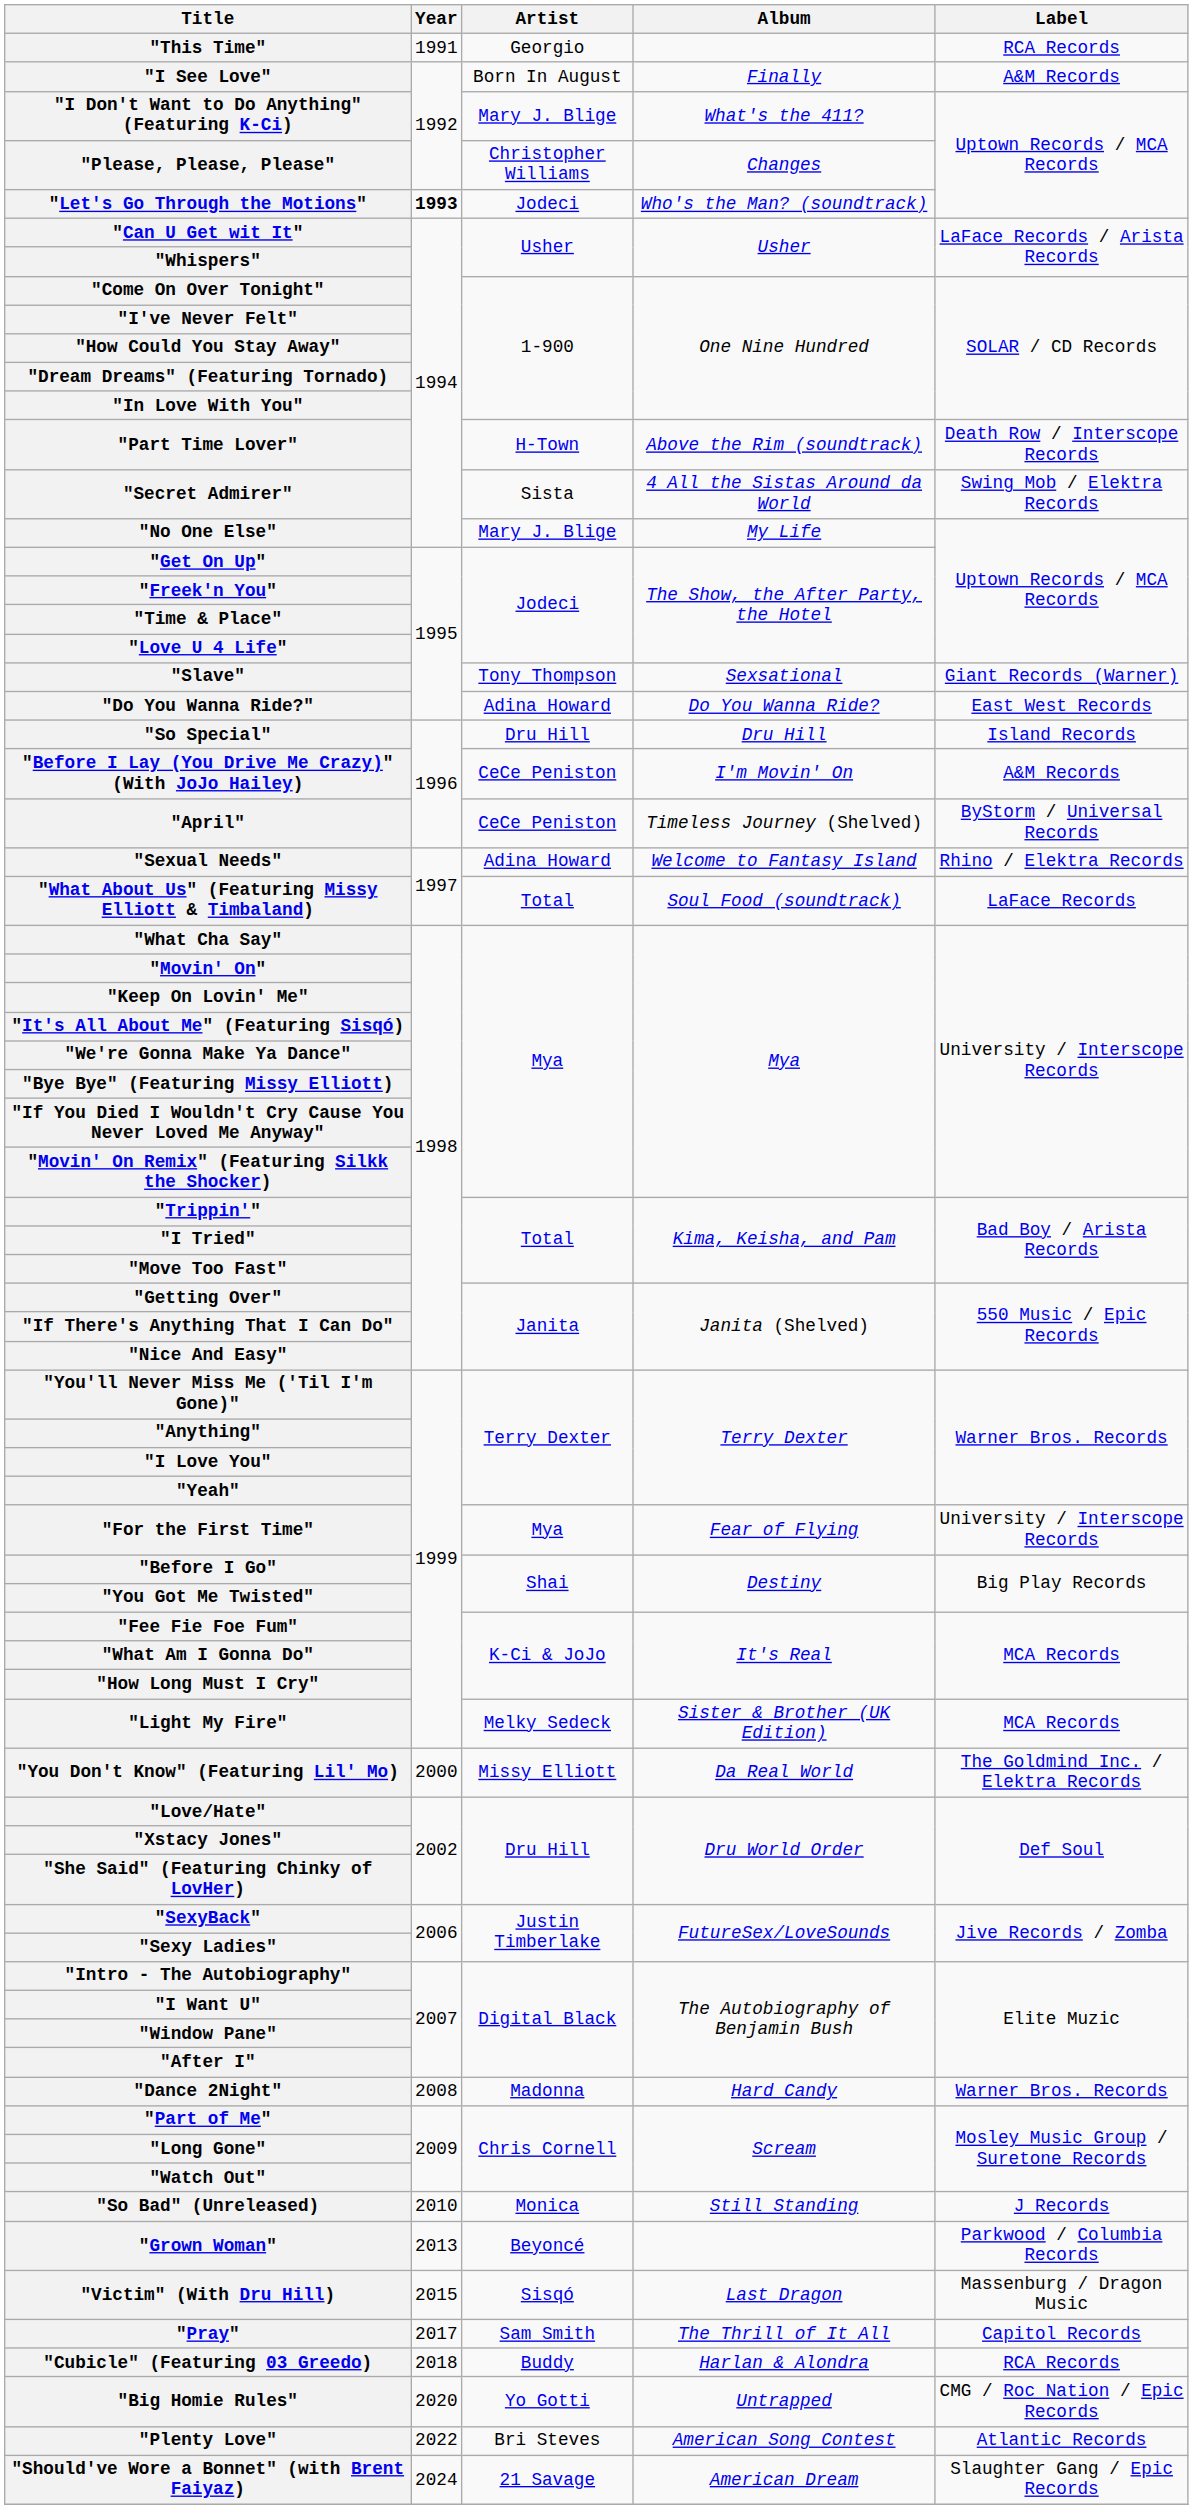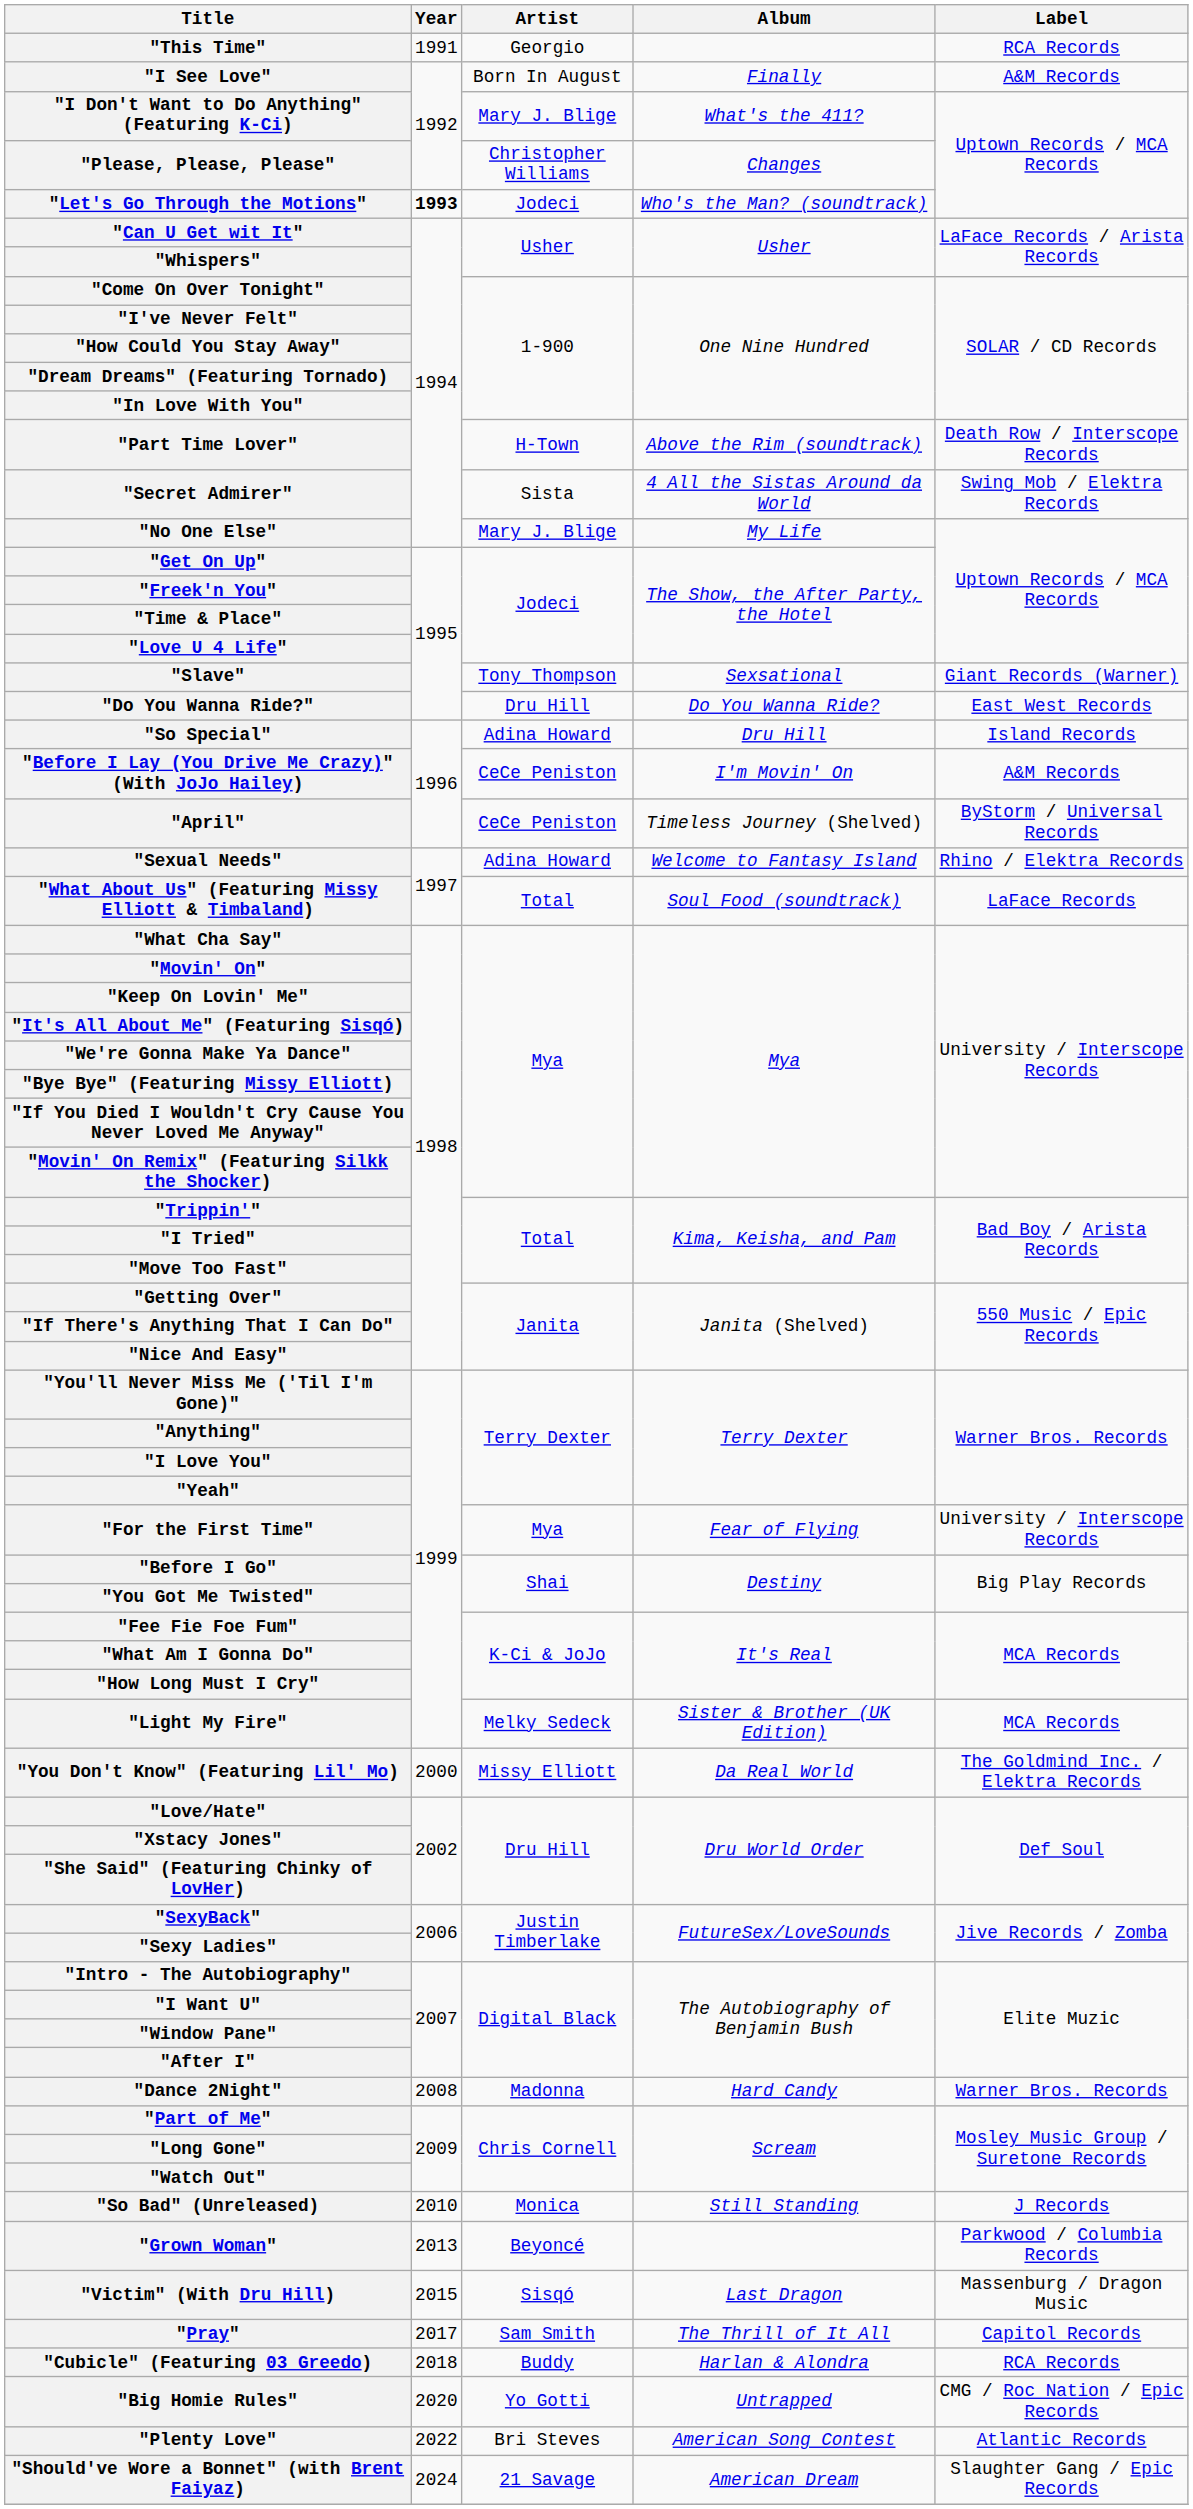(547, 706) Adina Howard -> (547, 706) Dru Hill
(547, 735) Dru Hill -> (547, 735) Adina Howard
